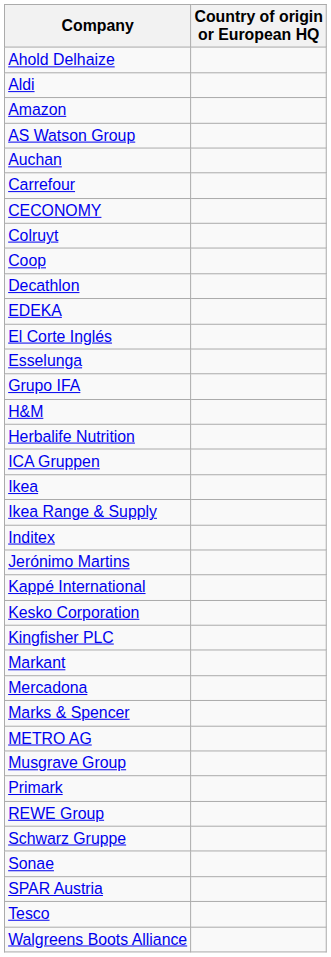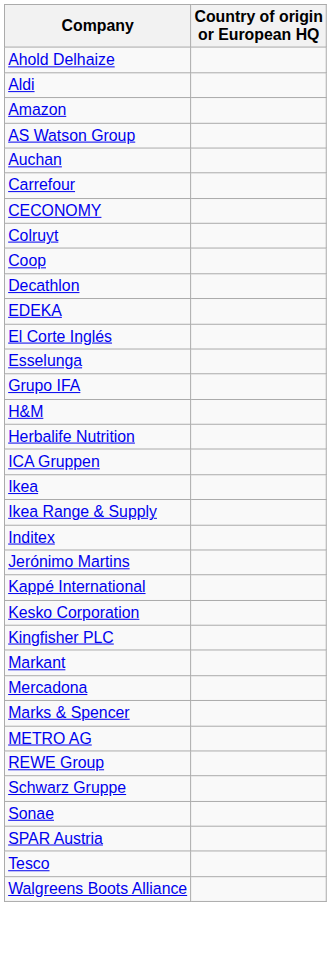- row: (67, 763)
- row: (35, 788)
